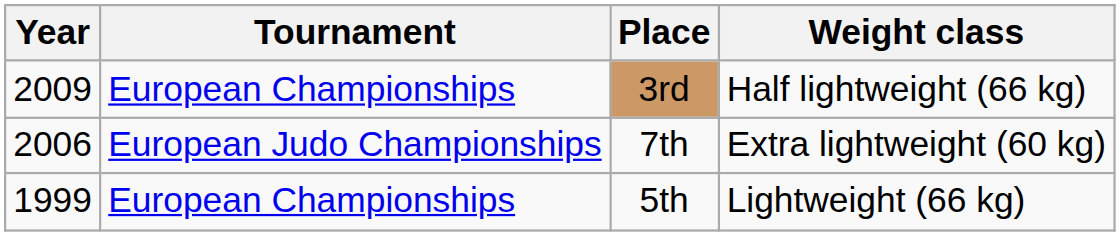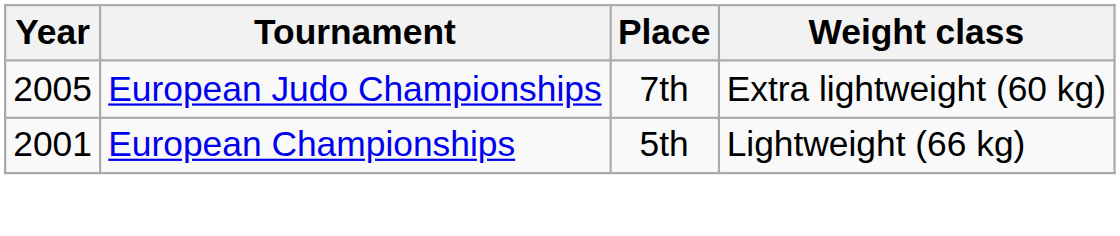- row: (664, 88)
(53, 144) 2006 -> (53, 88) 2005
(53, 200) 1999 -> (53, 144) 2001
